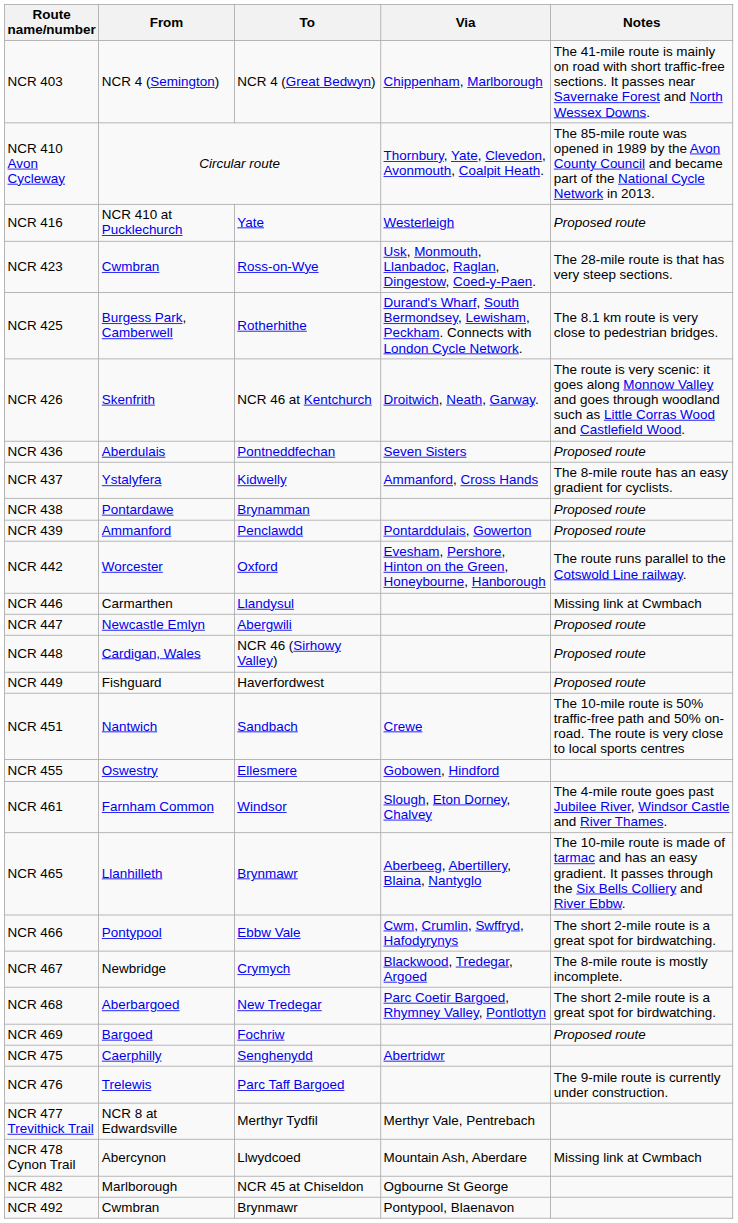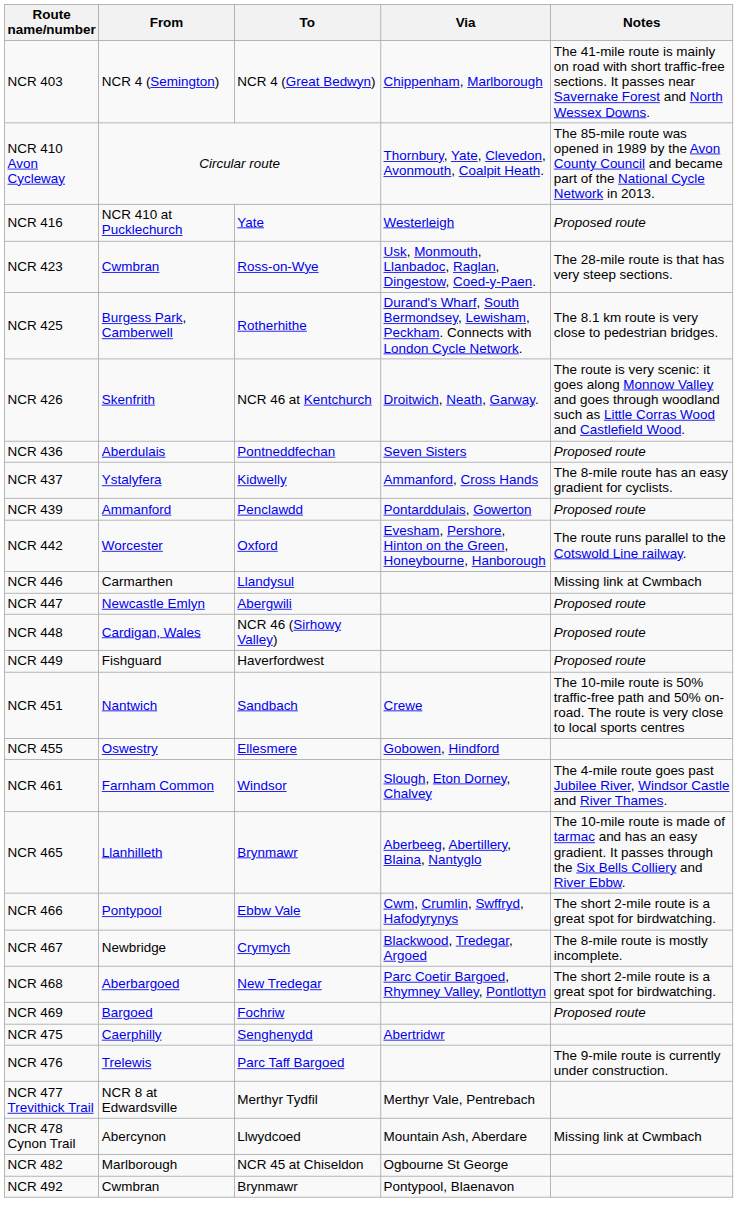- row: (35, 509)
